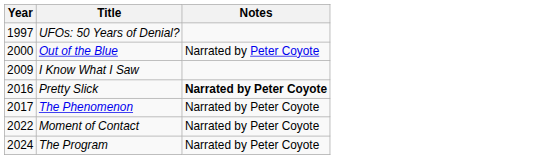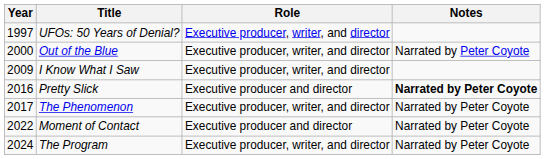+ column: (287, 13)
